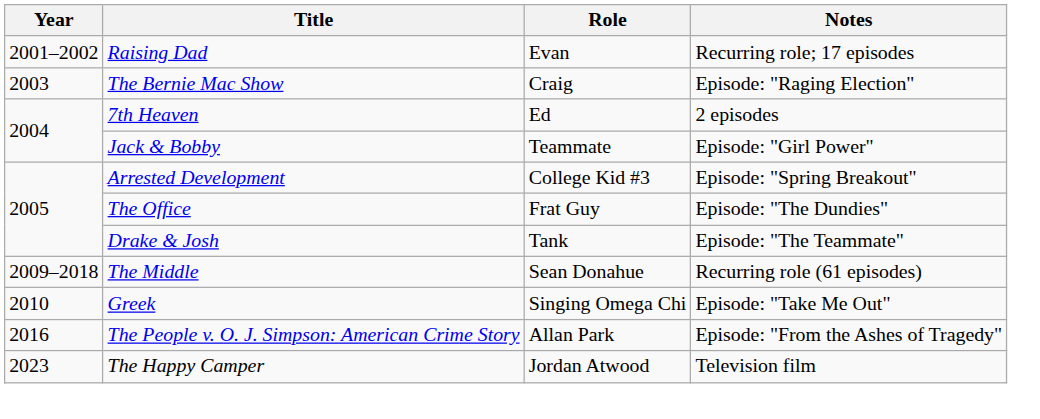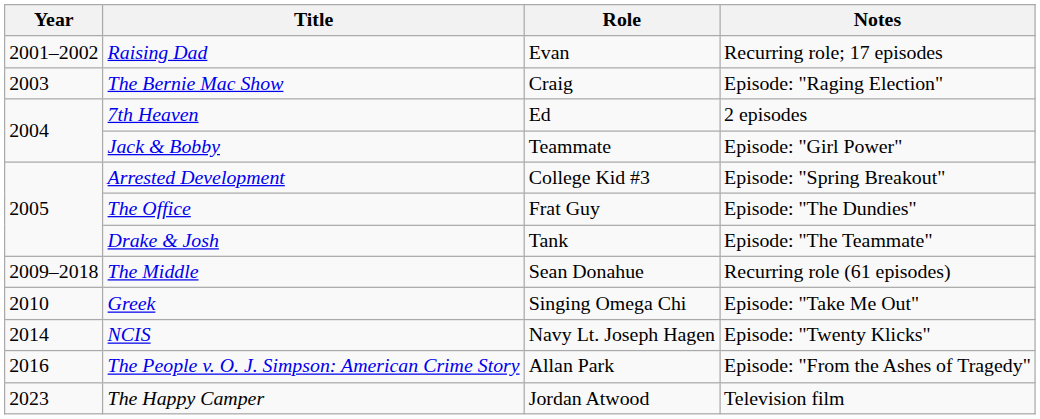+ row: (129, 334)
